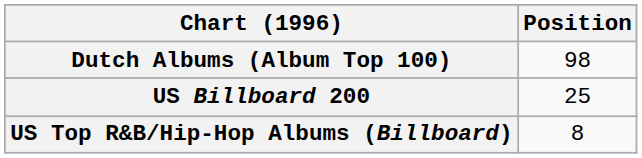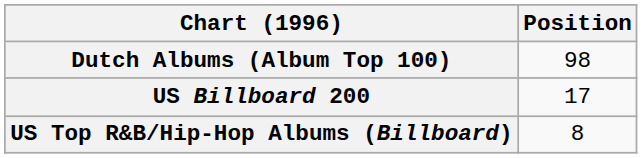(578, 97) 25 -> (578, 97) 17
